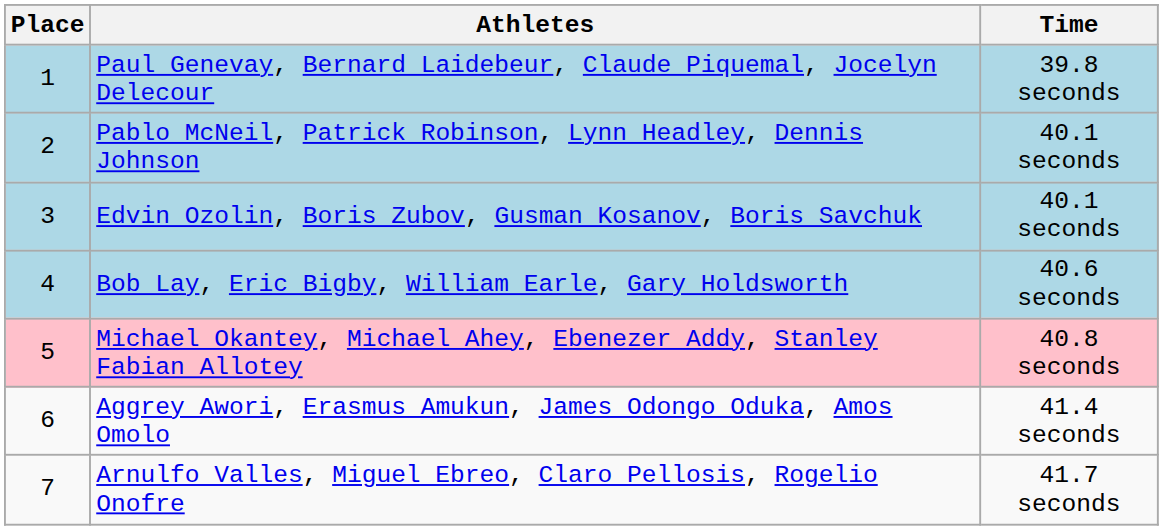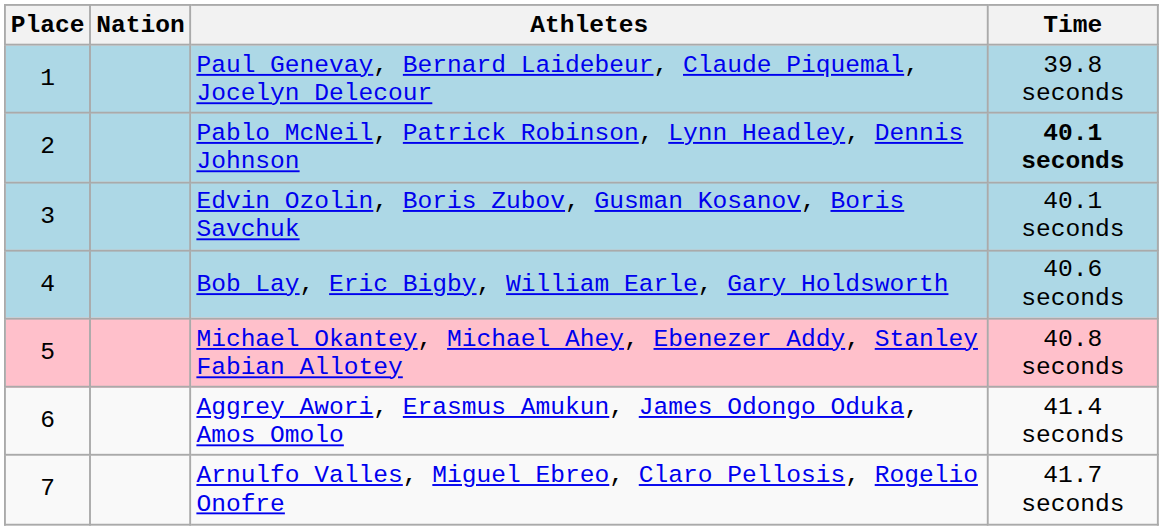+ column: (140, 25)
(1069, 148) normal -> (1073, 148) bold
